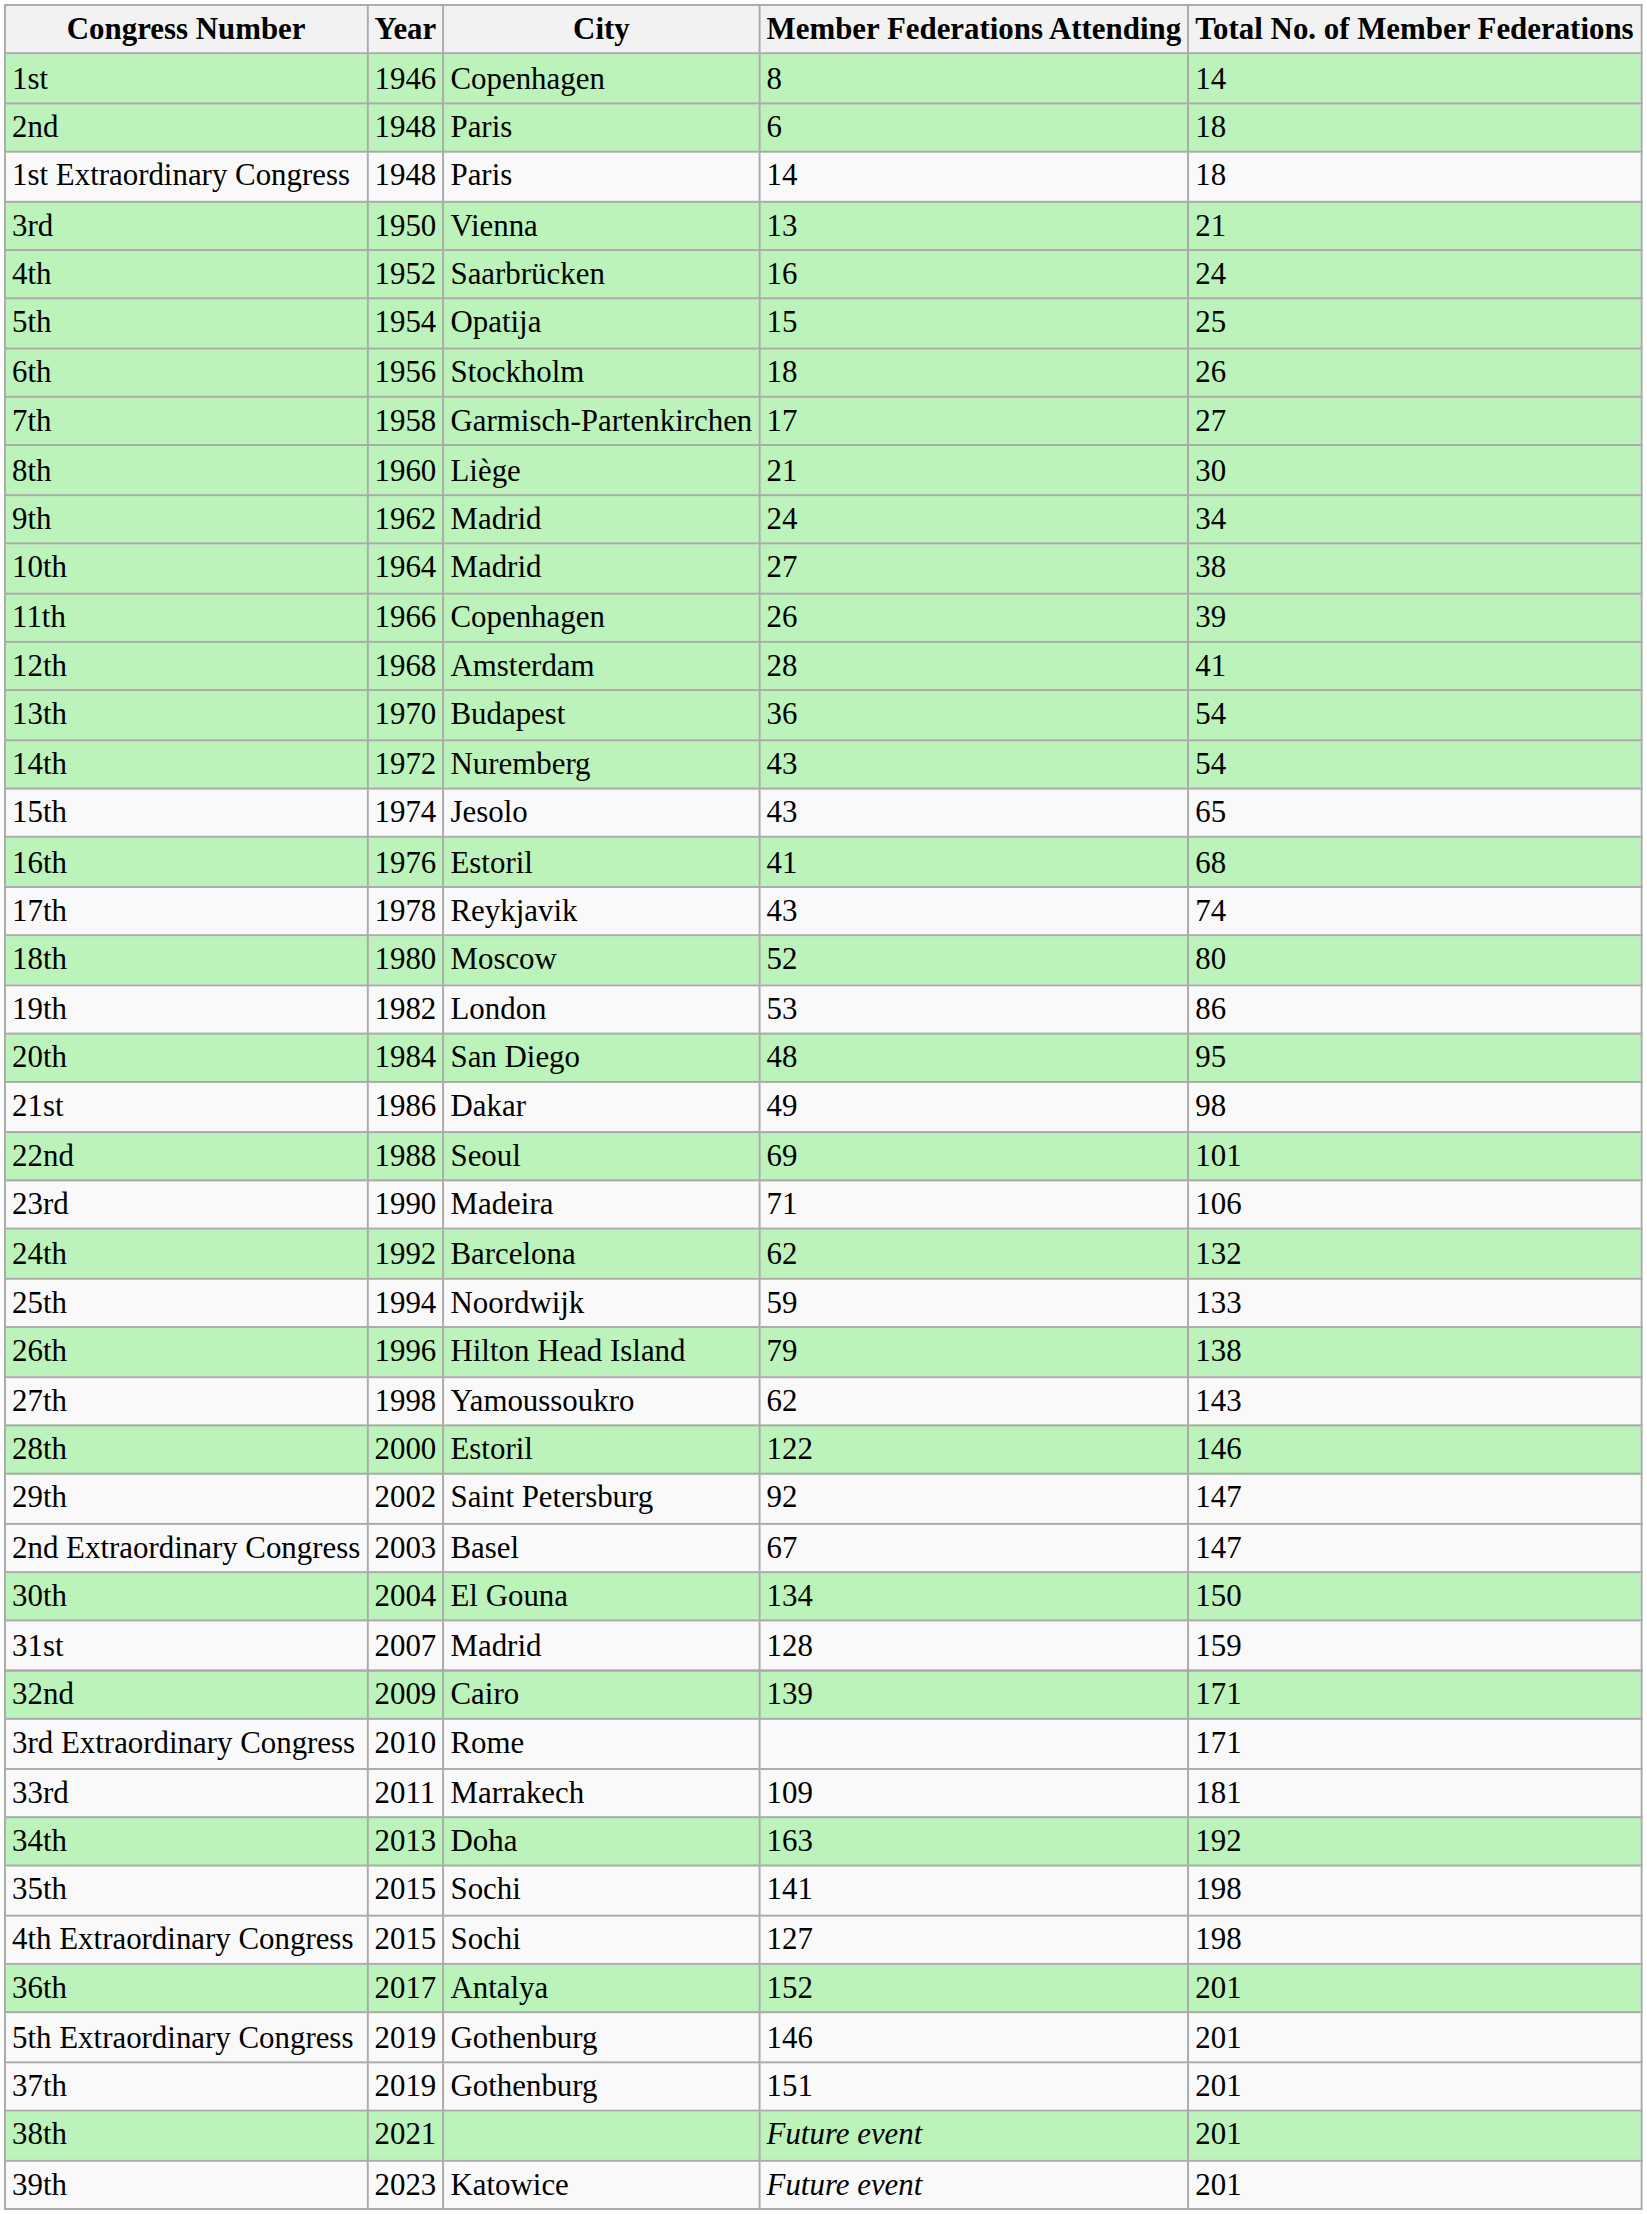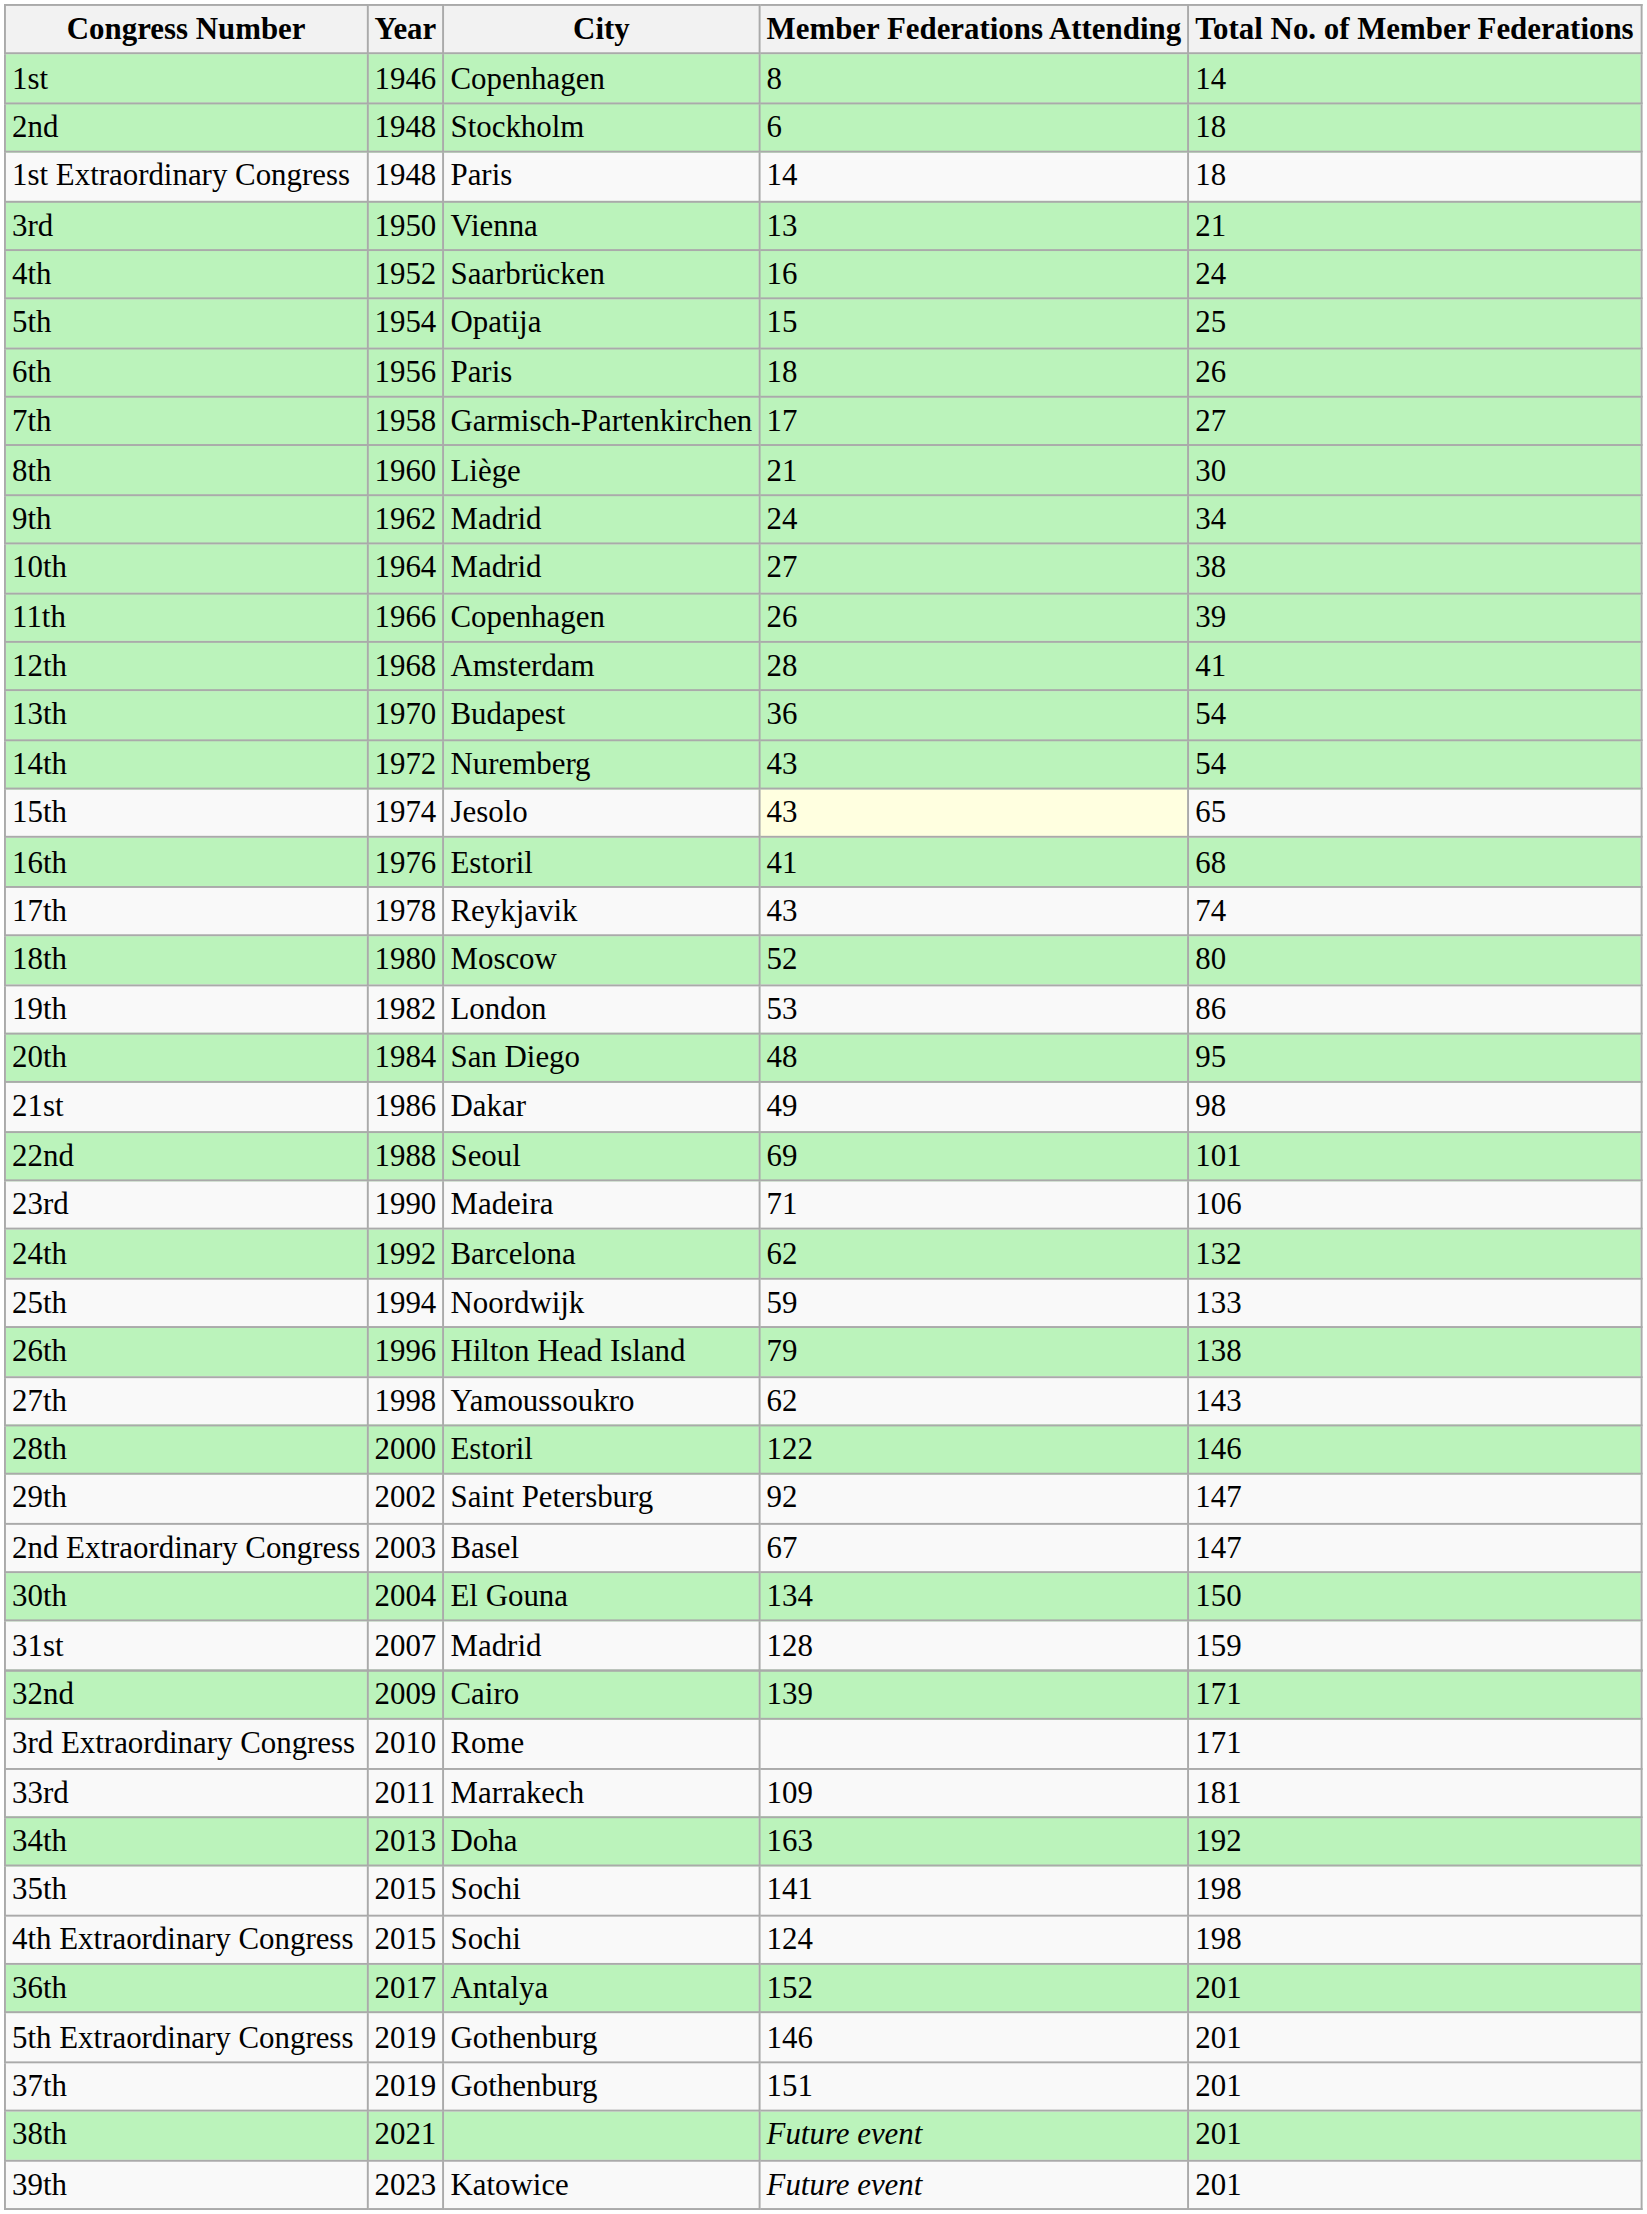(481, 126) Paris -> (517, 126) Stockholm
(517, 371) Stockholm -> (481, 371) Paris
(782, 812) no background -> (782, 812) lightyellow background
(790, 1938) 127 -> (790, 1938) 124
